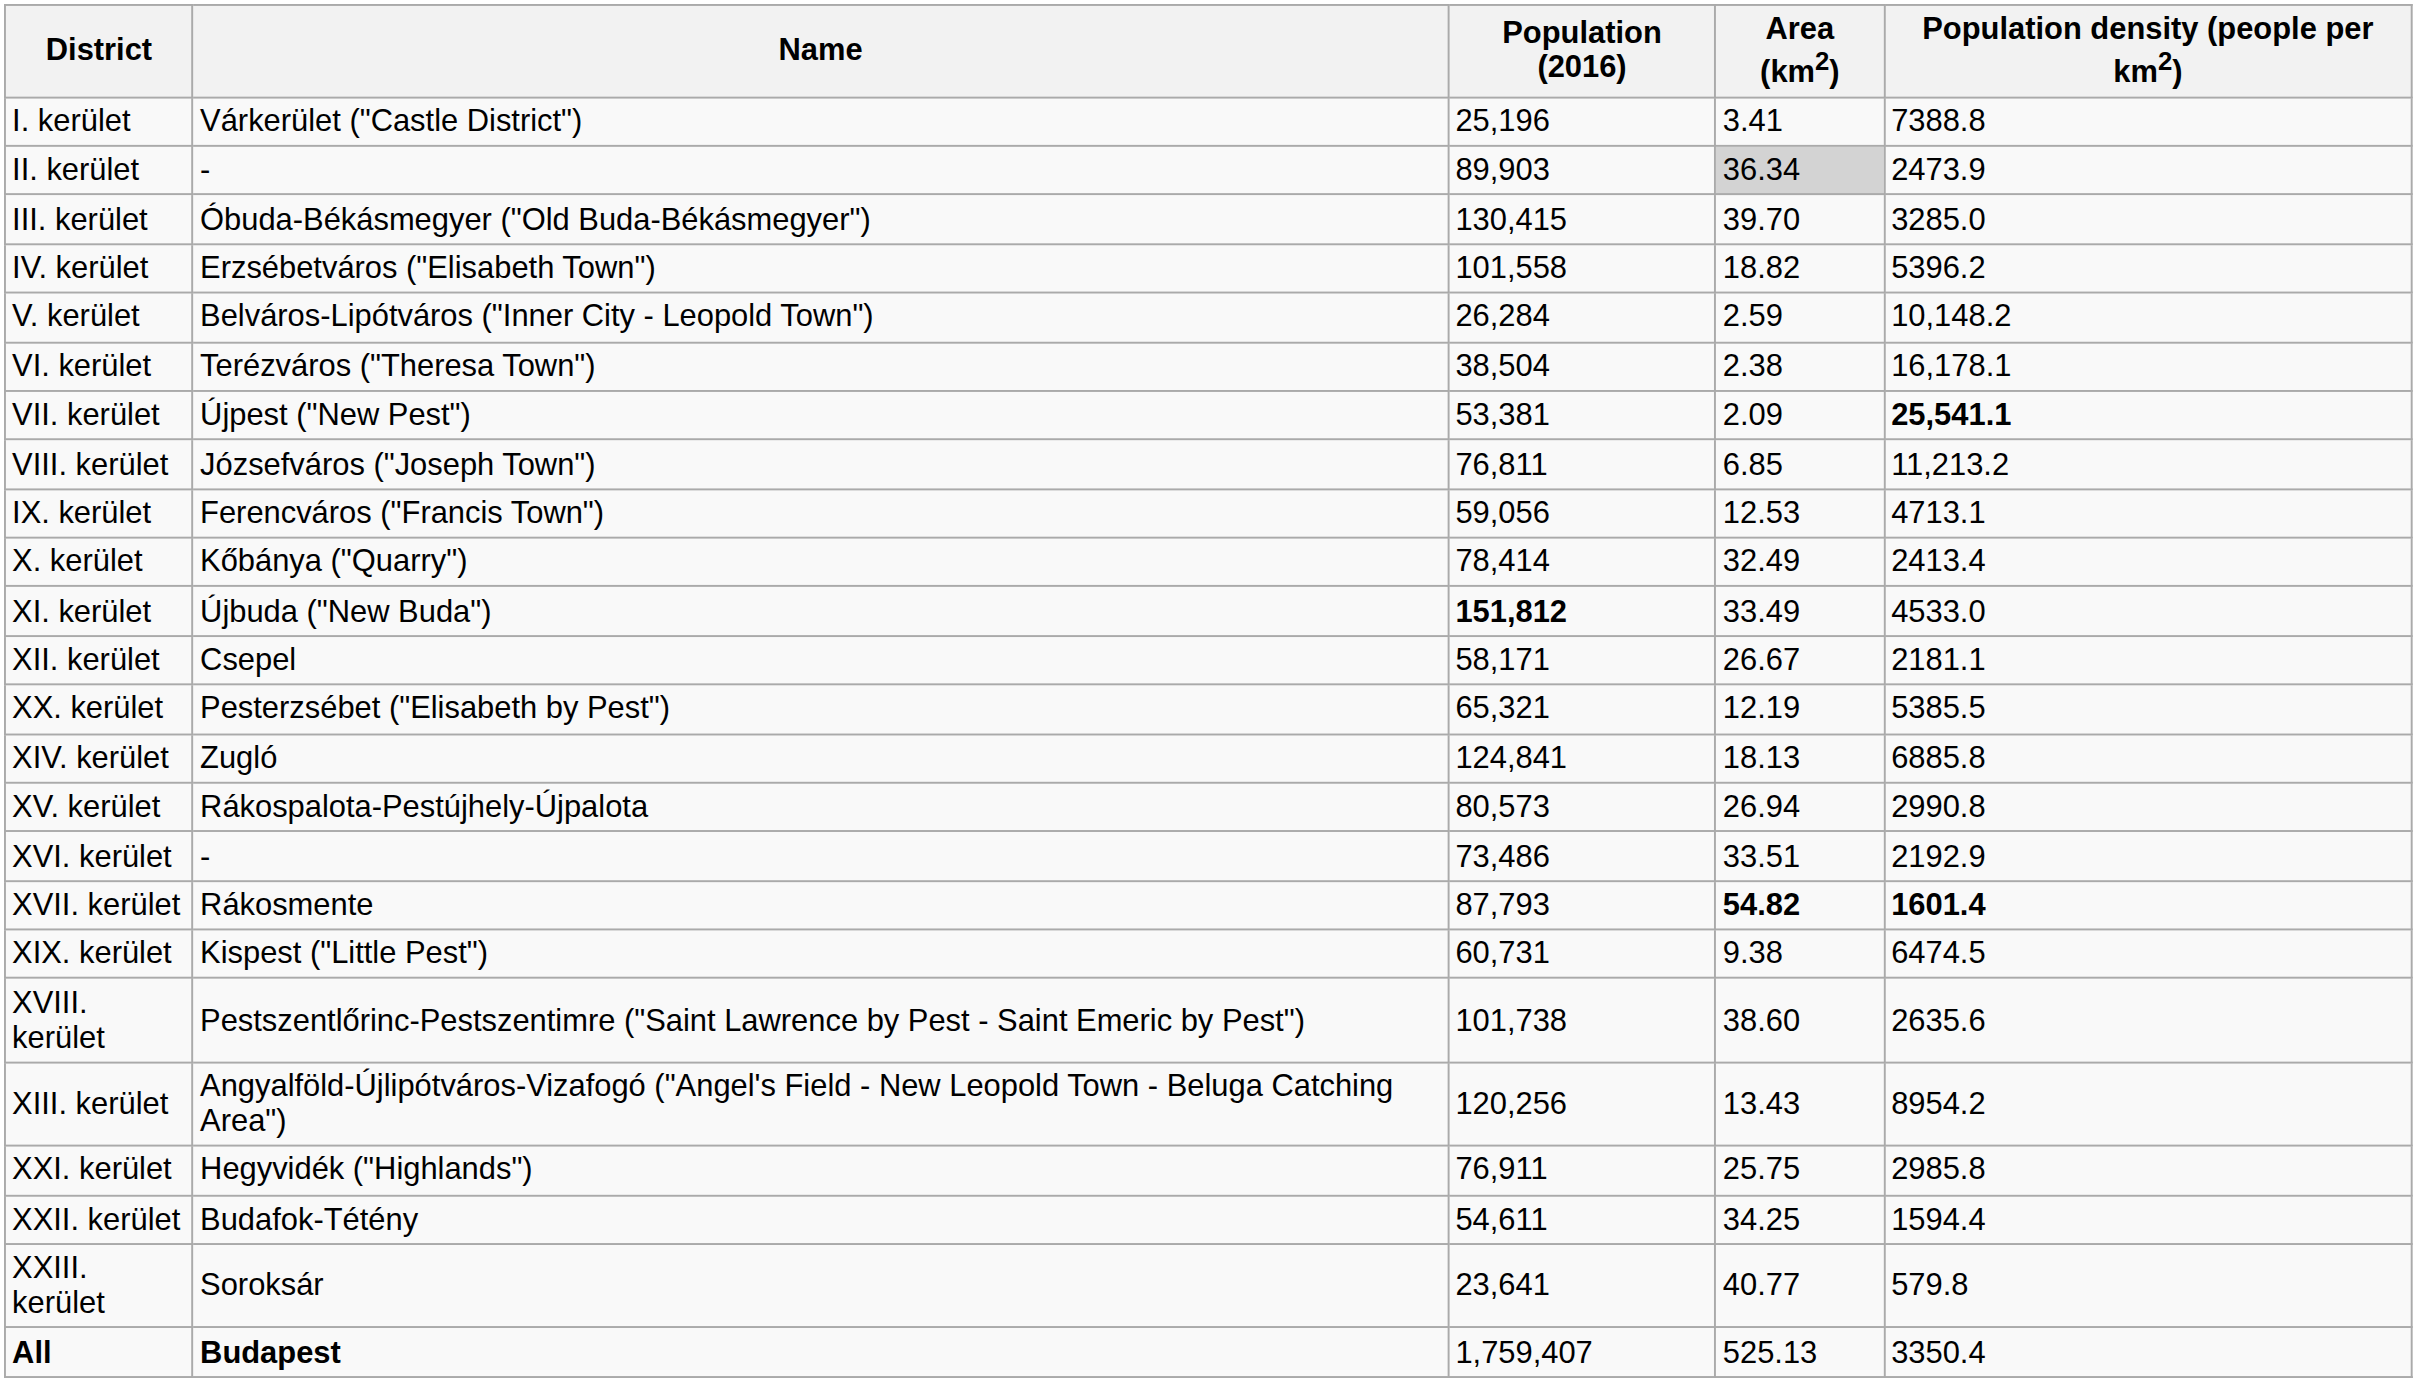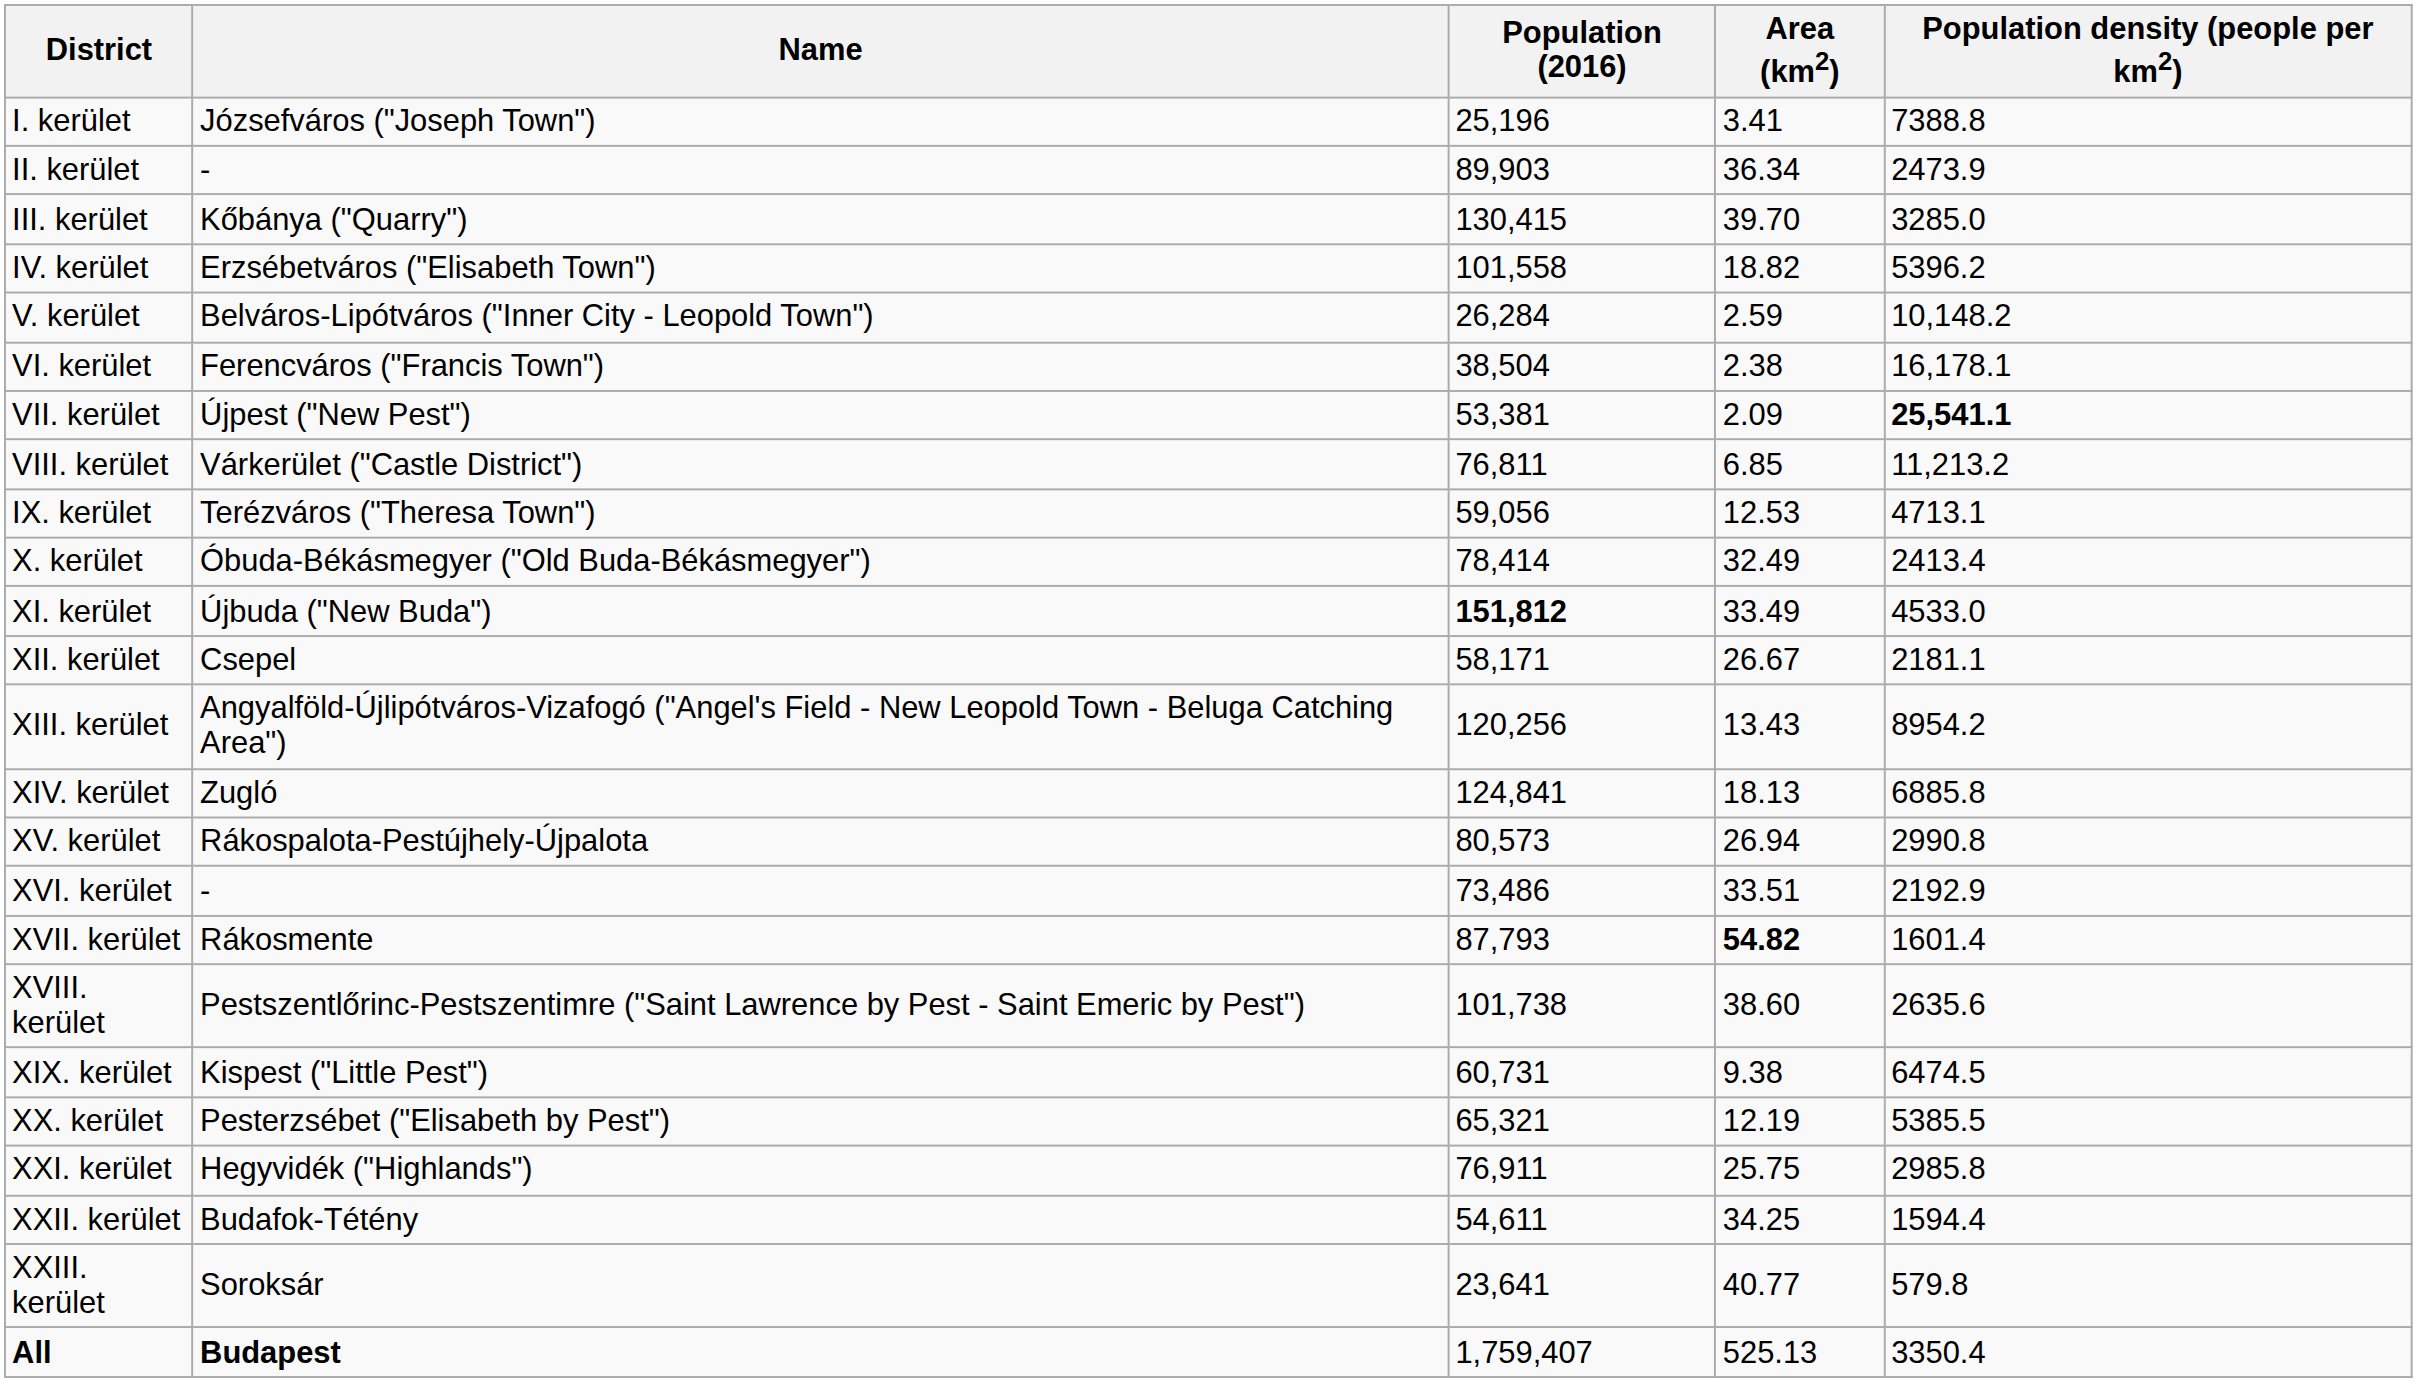(391, 121) Várkerület ("Castle District") -> (398, 121) Józsefváros ("Joseph Town")
(1761, 170) lightgrey background -> (1761, 170) no background
(535, 219) Óbuda-Békásmegyer ("Old Buda-Békásmegyer") -> (334, 219) Kőbánya ("Quarry")
(398, 365) Terézváros ("Theresa Town") -> (402, 365) Ferencváros ("Francis Town")
(398, 463) Józsefváros ("Joseph Town") -> (391, 463) Várkerület ("Castle District")
(402, 512) Ferencváros ("Francis Town") -> (398, 512) Terézváros ("Theresa Town")
(334, 561) Kőbánya ("Quarry") -> (535, 561) Óbuda-Békásmegyer ("Old Buda-Békásmegyer")
rows swapped: (90, 1103) <-> (88, 708)
(1938, 904) bold -> (1938, 939) normal
rows swapped: (58, 1019) <-> (92, 953)
